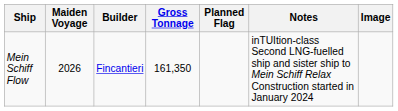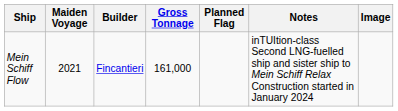(70, 69) 2026 -> (70, 69) 2021
(173, 69) 161,350 -> (173, 69) 161,000
